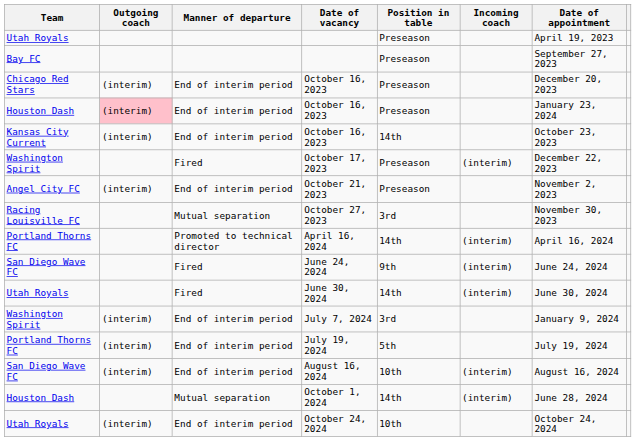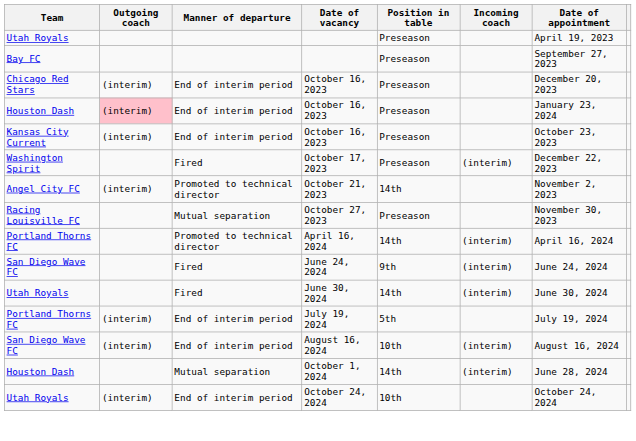(390, 137) 14th -> (405, 137) Preseason
(234, 189) End of interim period -> (234, 189) Promoted to technical director
(405, 189) Preseason -> (390, 189) 14th
(388, 215) 3rd -> (405, 215) Preseason
- row: (35, 319)
